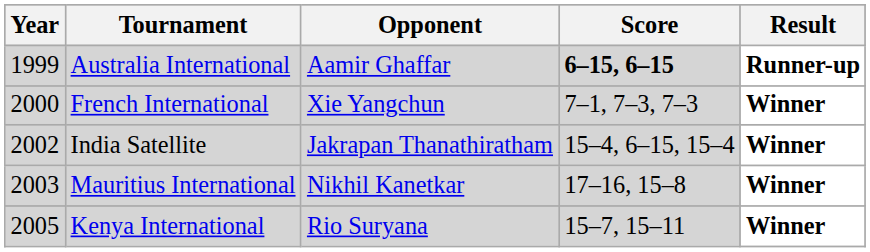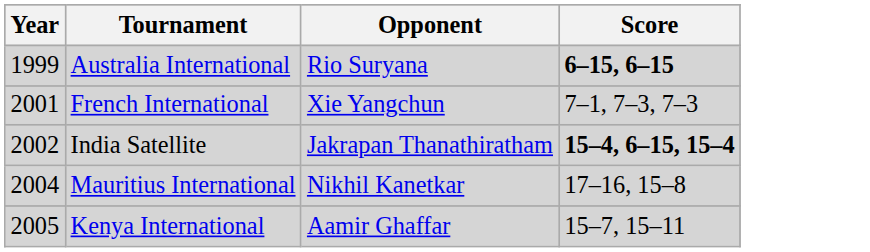- column: (803, 24)
(379, 65) Aamir Ghaffar -> (367, 65) Rio Suryana
(35, 105) 2000 -> (35, 105) 2001
(650, 145) normal -> (650, 145) bold
(35, 185) 2003 -> (35, 185) 2004
(367, 225) Rio Suryana -> (379, 225) Aamir Ghaffar
